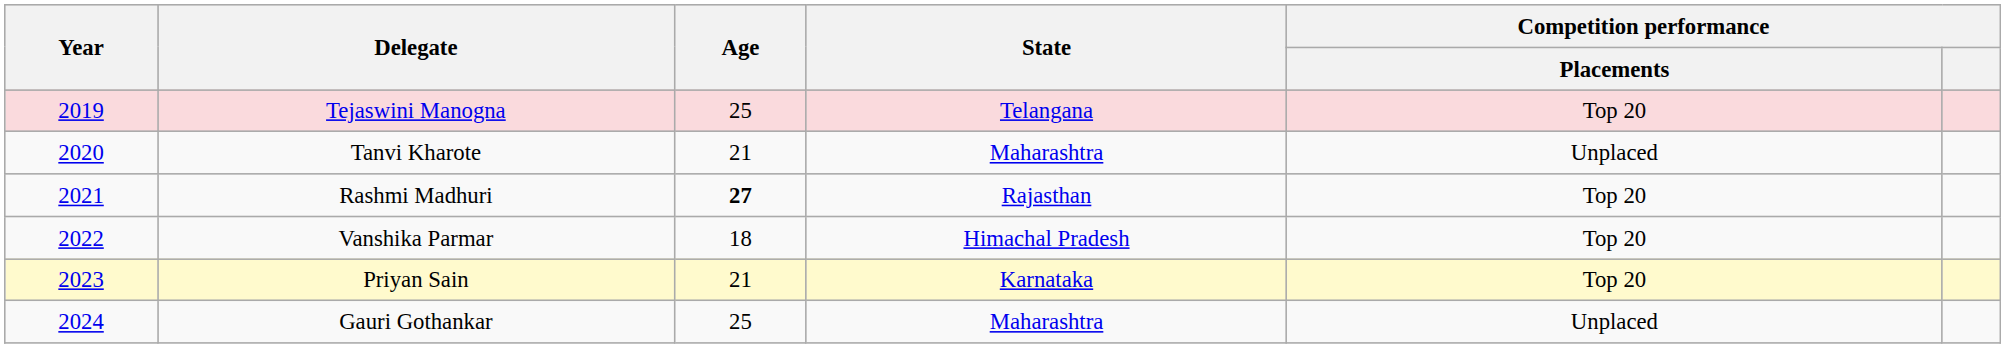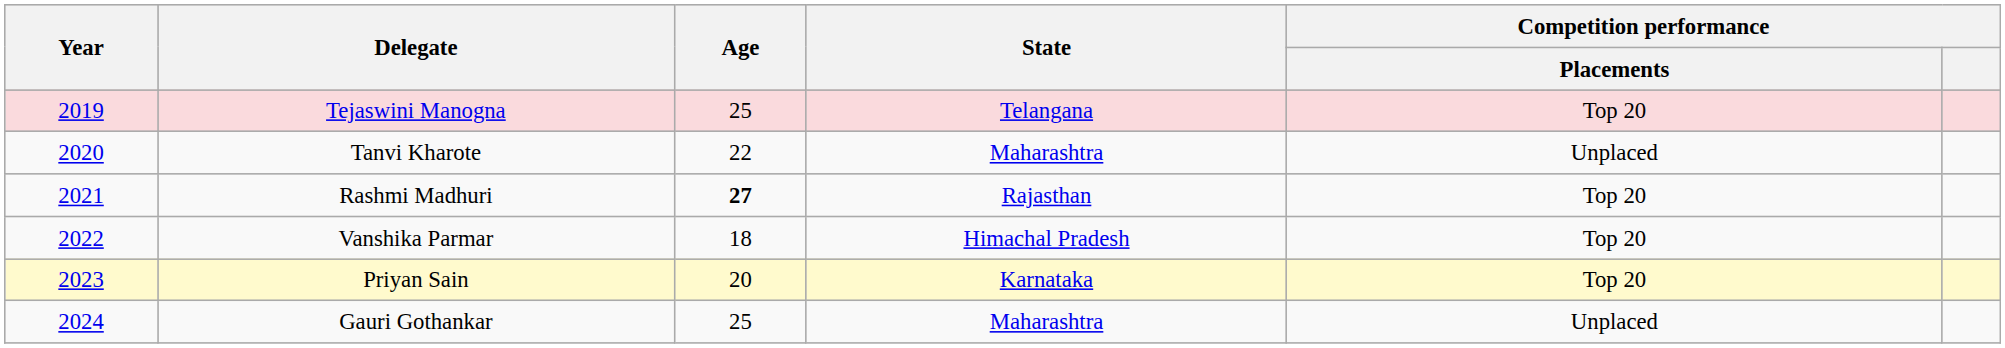(740, 153) 21 -> (740, 153) 22
(740, 280) 21 -> (740, 280) 20
